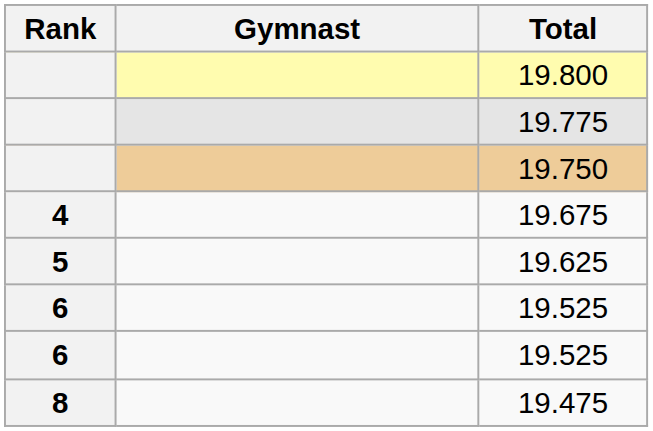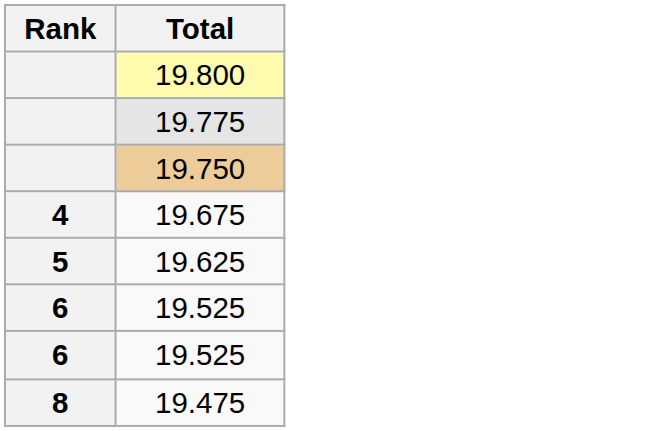- column: (297, 28)
